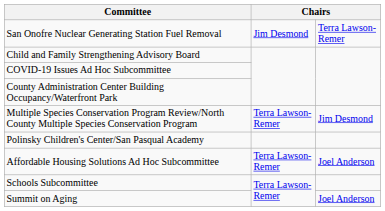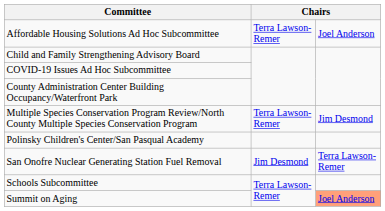rows swapped: (113, 161) <-> (114, 33)
(346, 198) no background -> (346, 198) lightsalmon background
